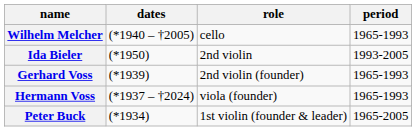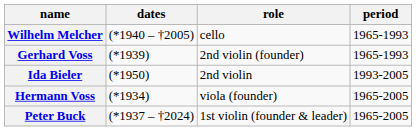rows swapped: (55, 75) <-> (55, 55)
(151, 95) (*1937 – †2024) -> (129, 95) (*1934)
(381, 95) 1965-1993 -> (381, 95) 1965-2005
(129, 116) (*1934) -> (151, 116) (*1937 – †2024)
